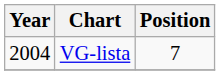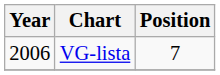(30, 53) 2004 -> (30, 53) 2006
